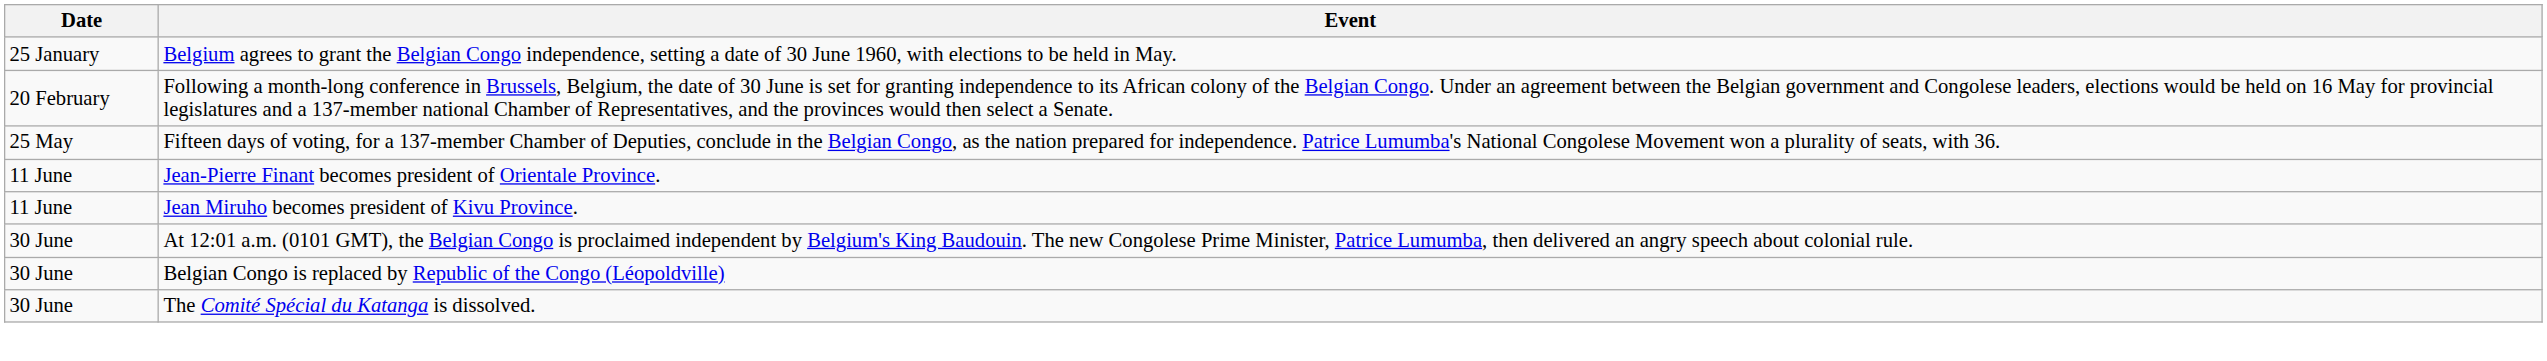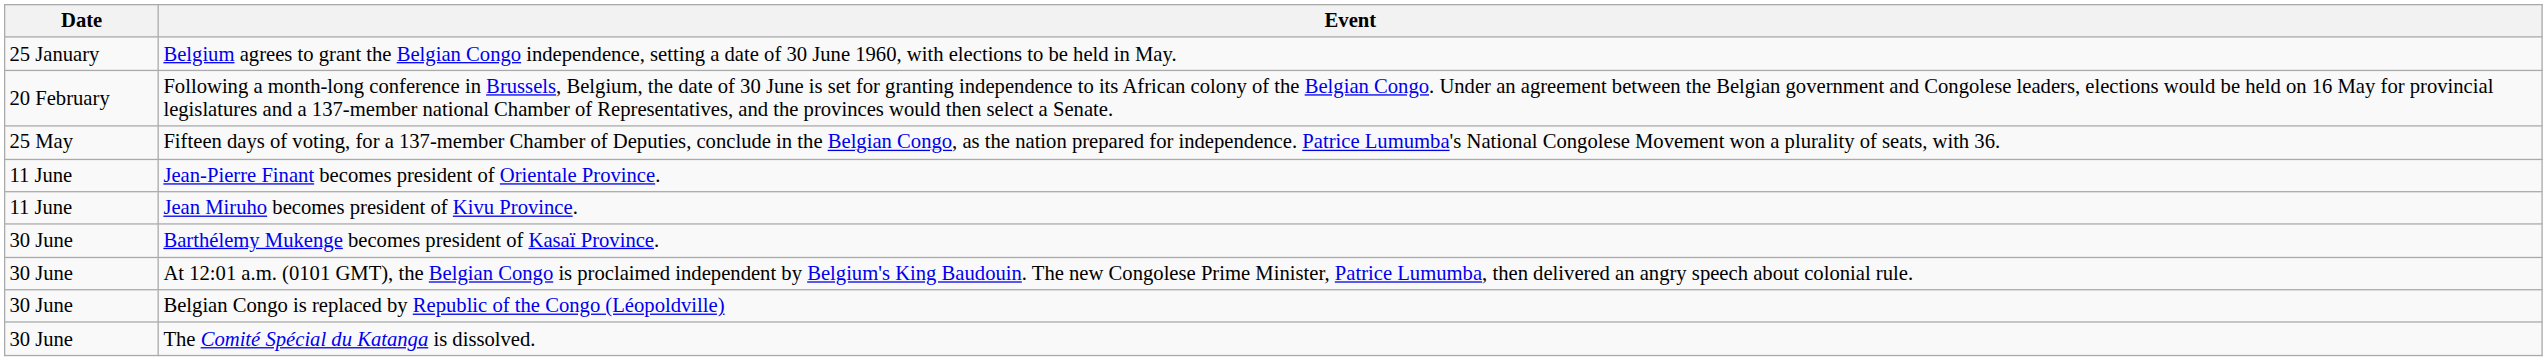+ row: (411, 240)
